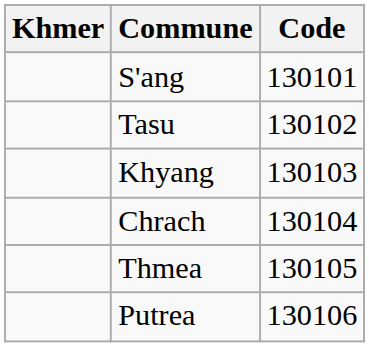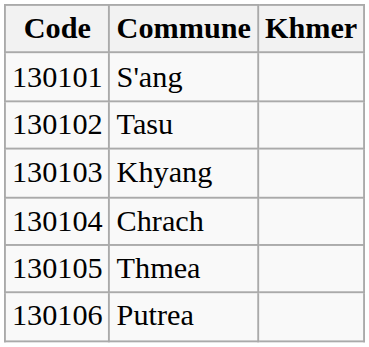columns swapped: (312, 28) <-> (58, 28)
